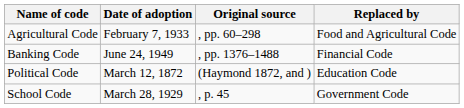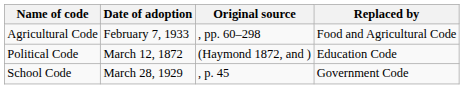- row: (43, 53)
